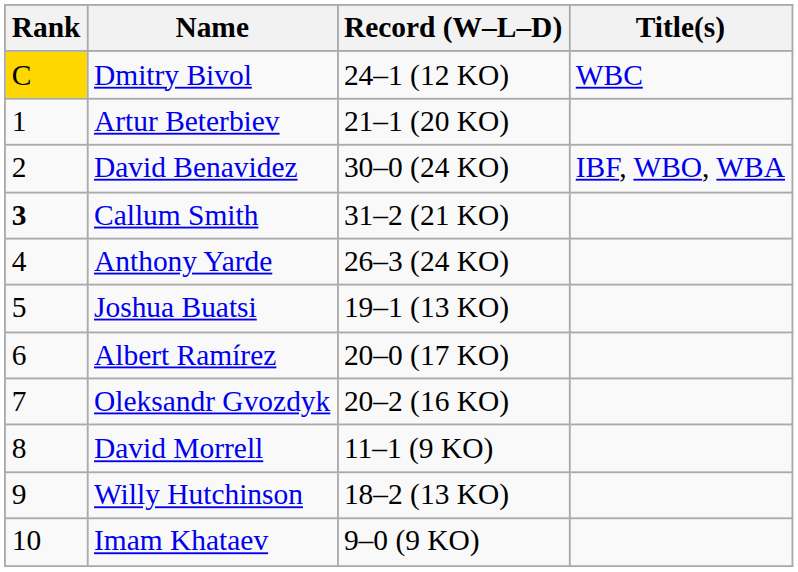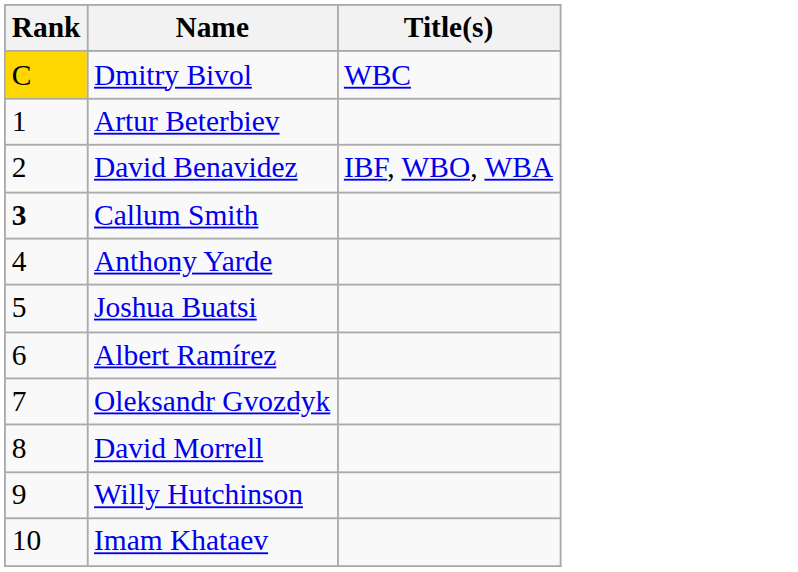- column: (453, 27)
